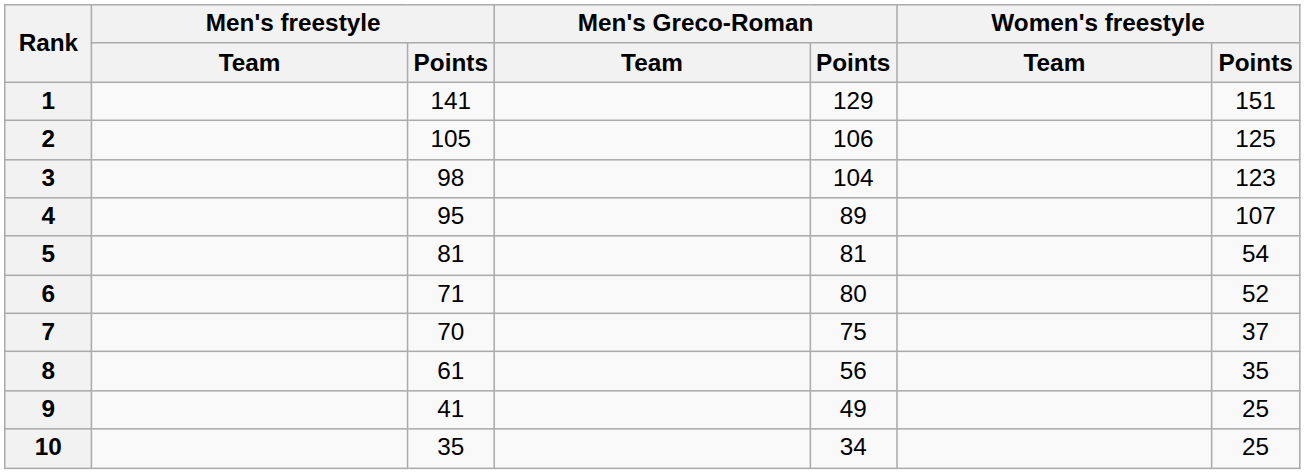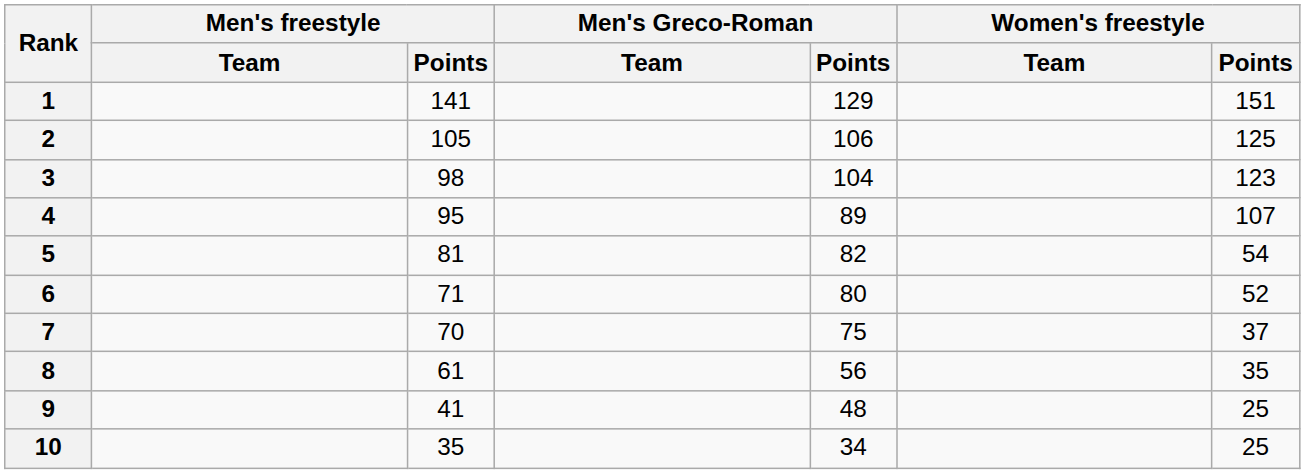(853, 255) 81 -> (853, 255) 82
(853, 409) 49 -> (853, 409) 48
